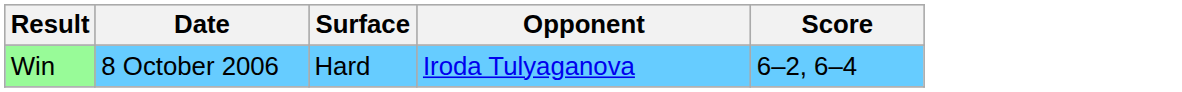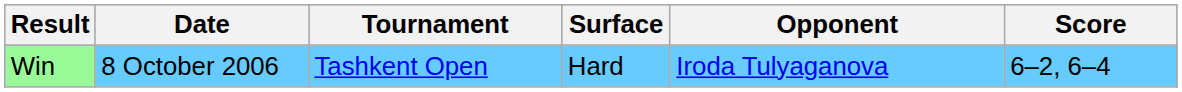+ column: (435, 24)
